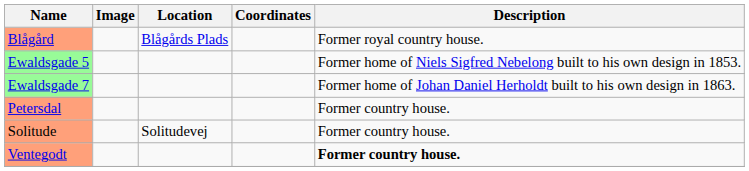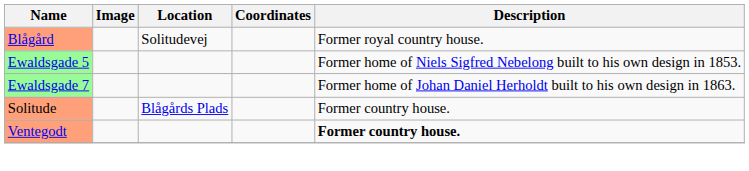(185, 39) Blågårds Plads -> (174, 39) Solitudevej
- row: (34, 108)
(174, 131) Solitudevej -> (185, 108) Blågårds Plads
